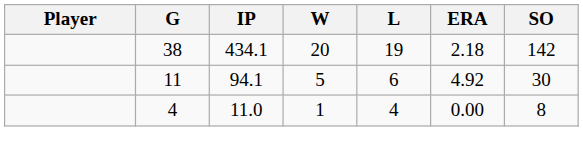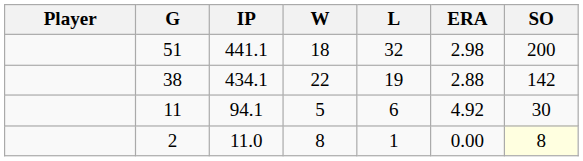+ row: (246, 49)
(320, 49) 20 -> (320, 79) 22
(467, 49) 2.18 -> (467, 79) 2.88
(173, 110) 4 -> (173, 140) 2
(320, 110) 1 -> (320, 140) 8
(394, 110) 4 -> (394, 140) 1
(541, 110) no background -> (541, 140) lightyellow background
